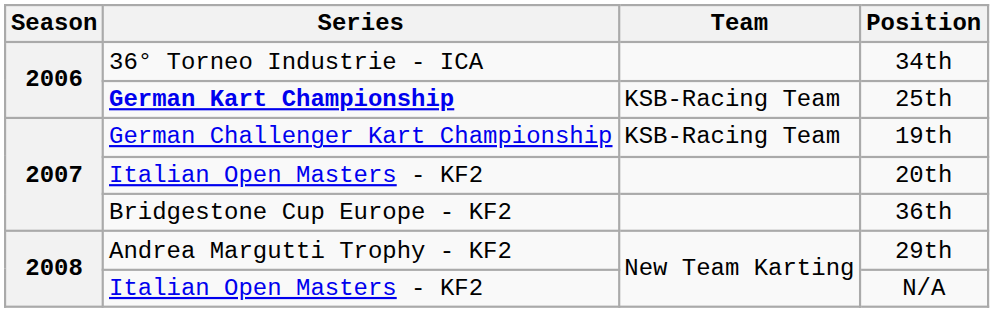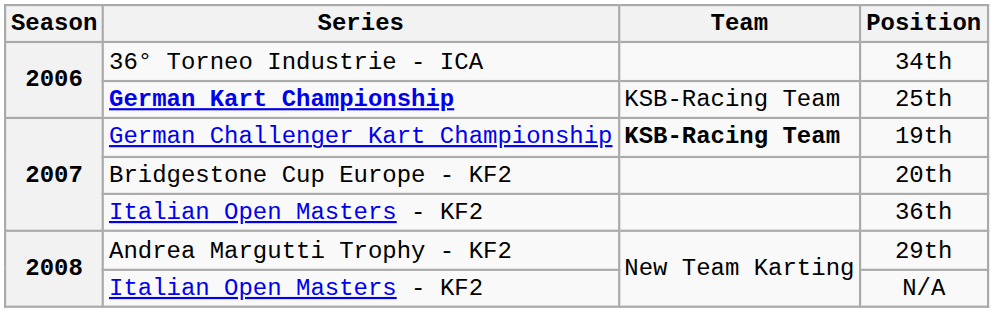(732, 137) normal -> (732, 137) bold
(296, 175) Italian Open Masters - KF2 -> (310, 175) Bridgestone Cup Europe - KF2
(310, 213) Bridgestone Cup Europe - KF2 -> (296, 213) Italian Open Masters - KF2
